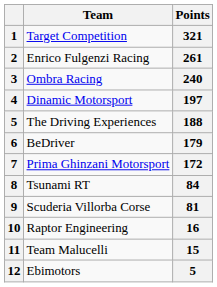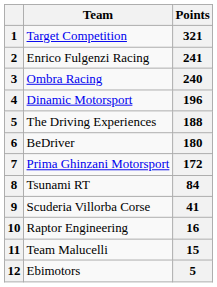(193, 57) 261 -> (193, 57) 241
(193, 100) 197 -> (193, 100) 196
(193, 142) 179 -> (193, 142) 180
(193, 206) 81 -> (193, 206) 41
